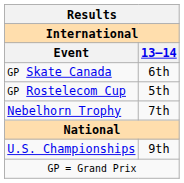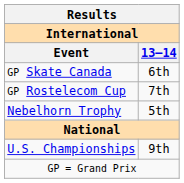(159, 91) 5th -> (159, 91) 7th
(159, 110) 7th -> (159, 110) 5th
